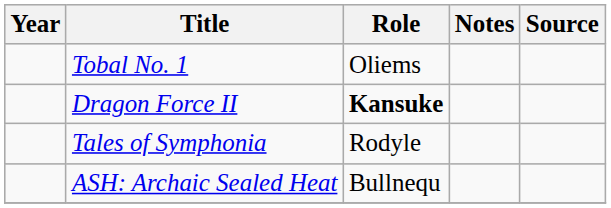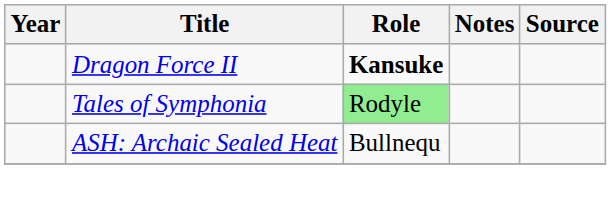- row: (130, 63)
(385, 143) no background -> (385, 103) lightgreen background
